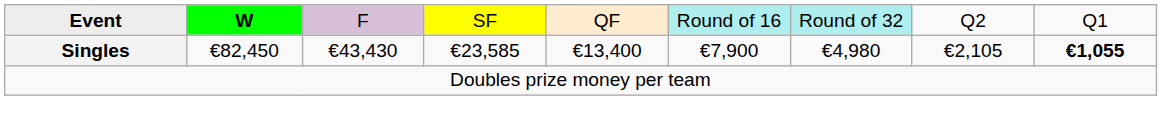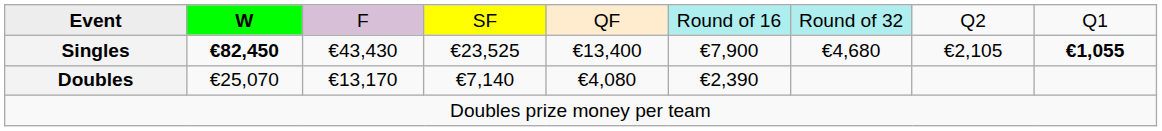(244, 50) normal -> (244, 50) bold
(485, 50) €23,585 -> (485, 50) €23,525
(851, 50) €4,980 -> (851, 50) €4,680
+ row: (96, 81)
